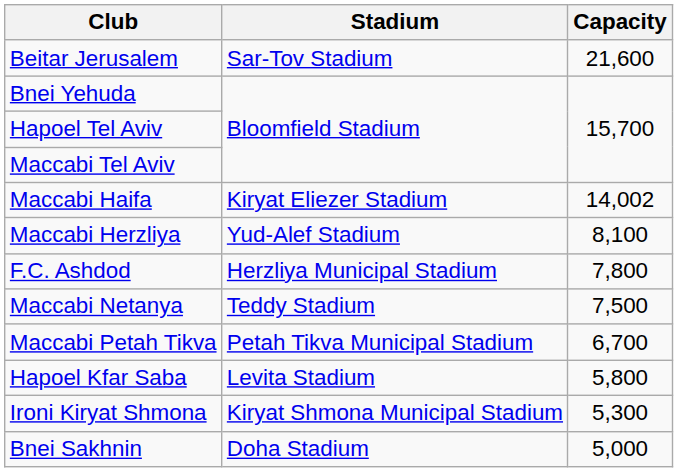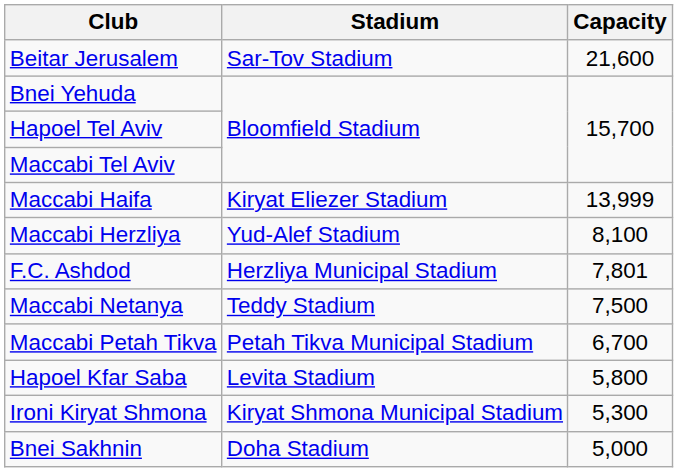(620, 199) 14,002 -> (620, 199) 13,999
(620, 270) 7,800 -> (620, 270) 7,801
